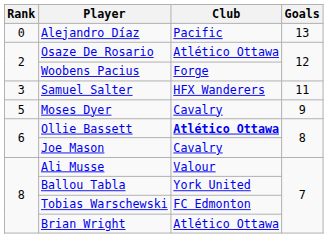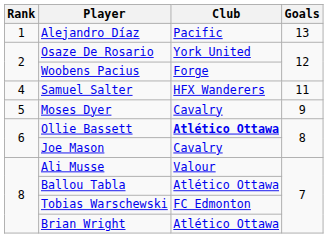(21, 33) 0 -> (21, 33) 1
(226, 52) Atlético Ottawa -> (212, 52) York United
(21, 90) 3 -> (21, 90) 4
(212, 186) York United -> (226, 186) Atlético Ottawa
